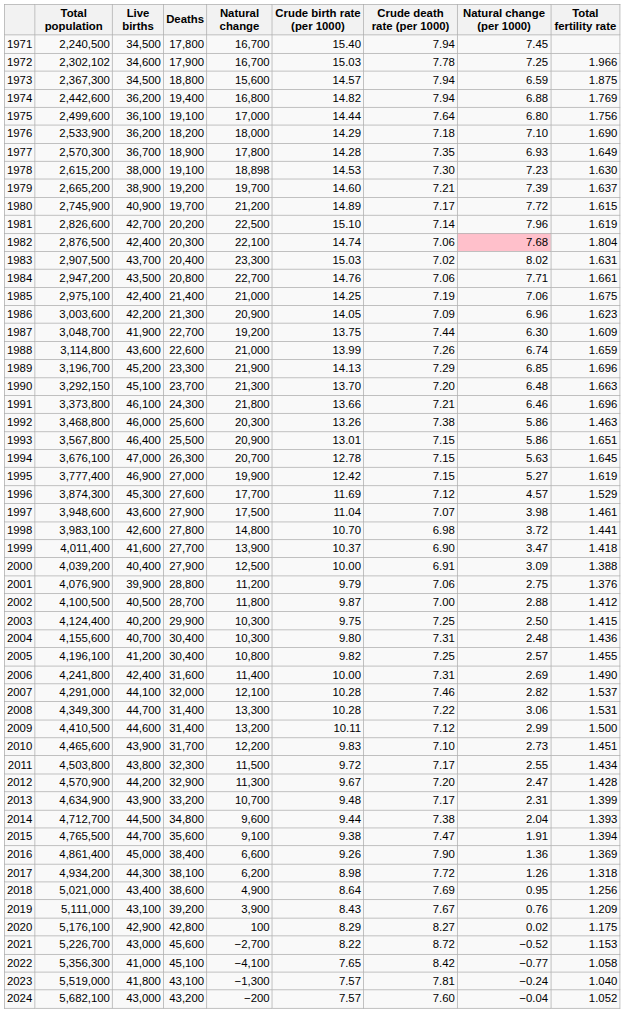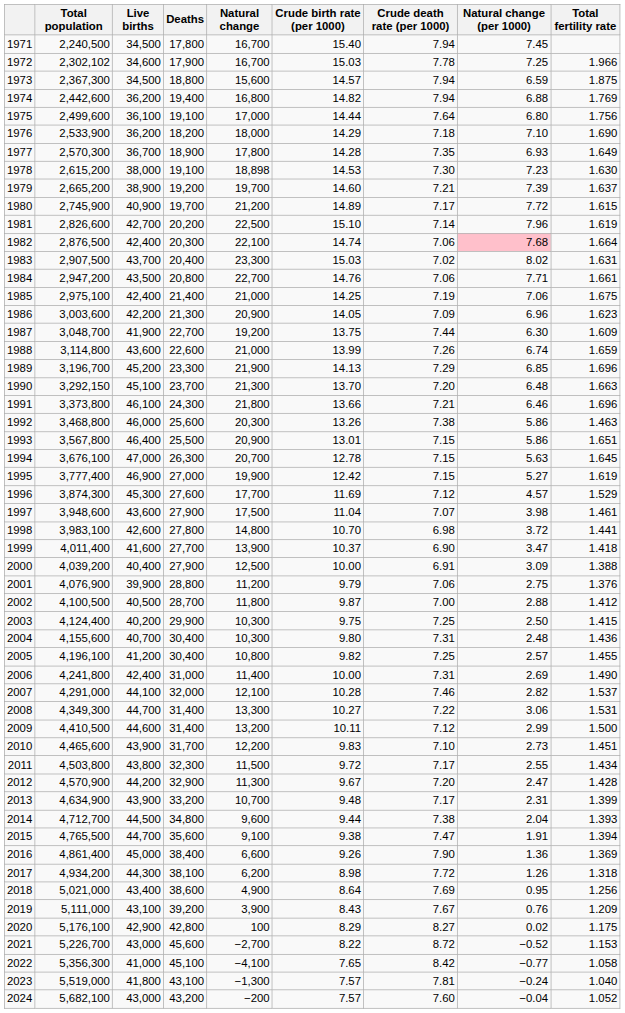(603, 242) 1.804 -> (603, 242) 1.664
(187, 674) 31,600 -> (187, 674) 31,000
(347, 710) 10.28 -> (347, 710) 10.27
